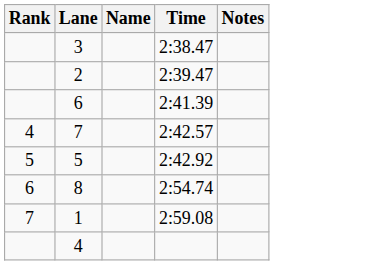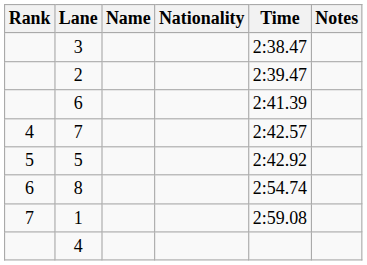+ column: (202, 18)
